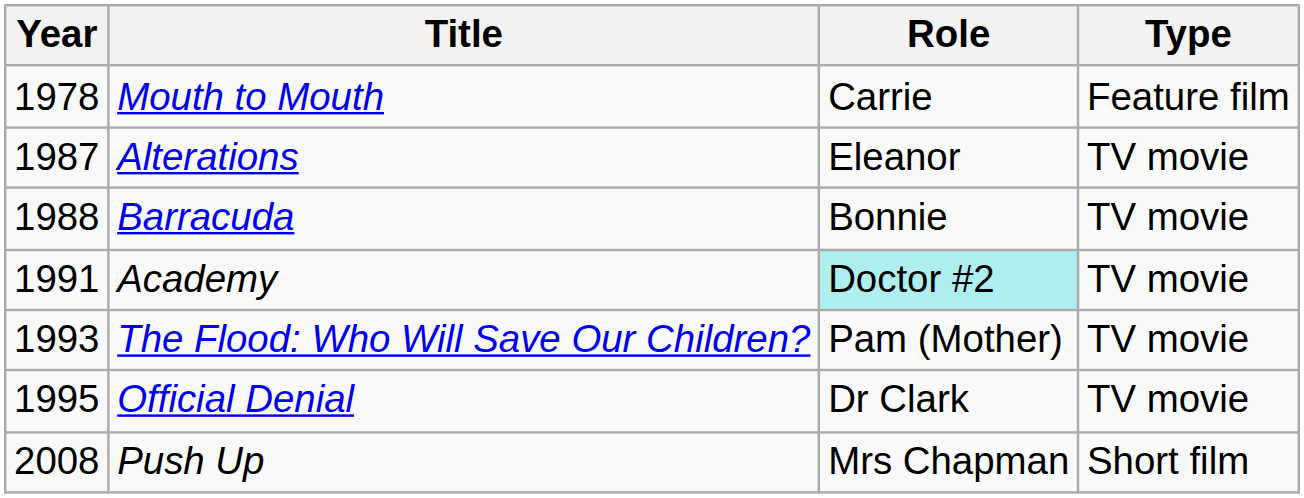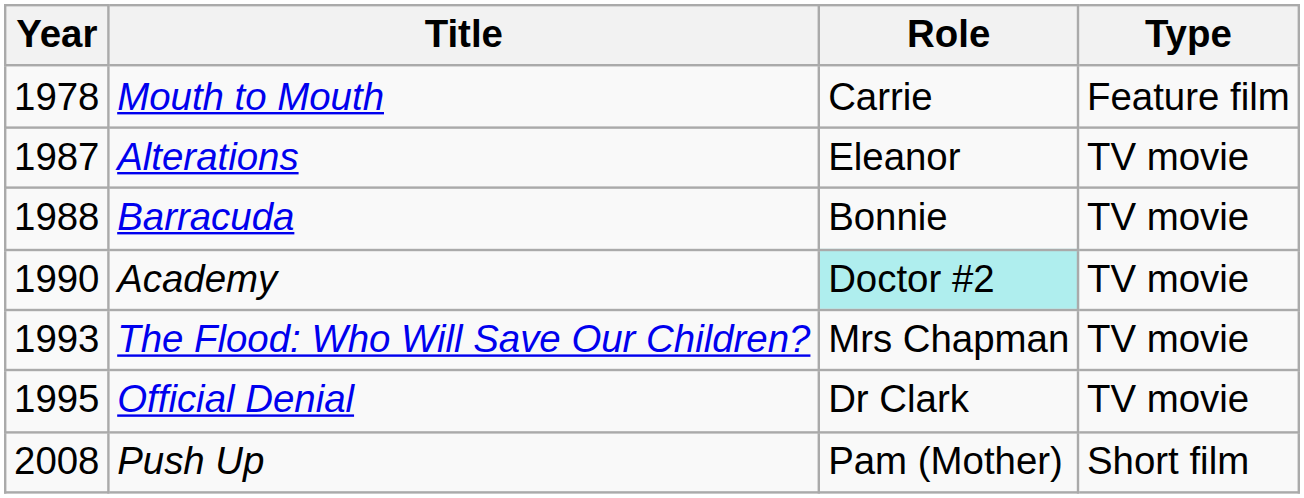(57, 278) 1991 -> (57, 278) 1990
(945, 339) Pam (Mother) -> (949, 339) Mrs Chapman
(949, 461) Mrs Chapman -> (945, 461) Pam (Mother)
